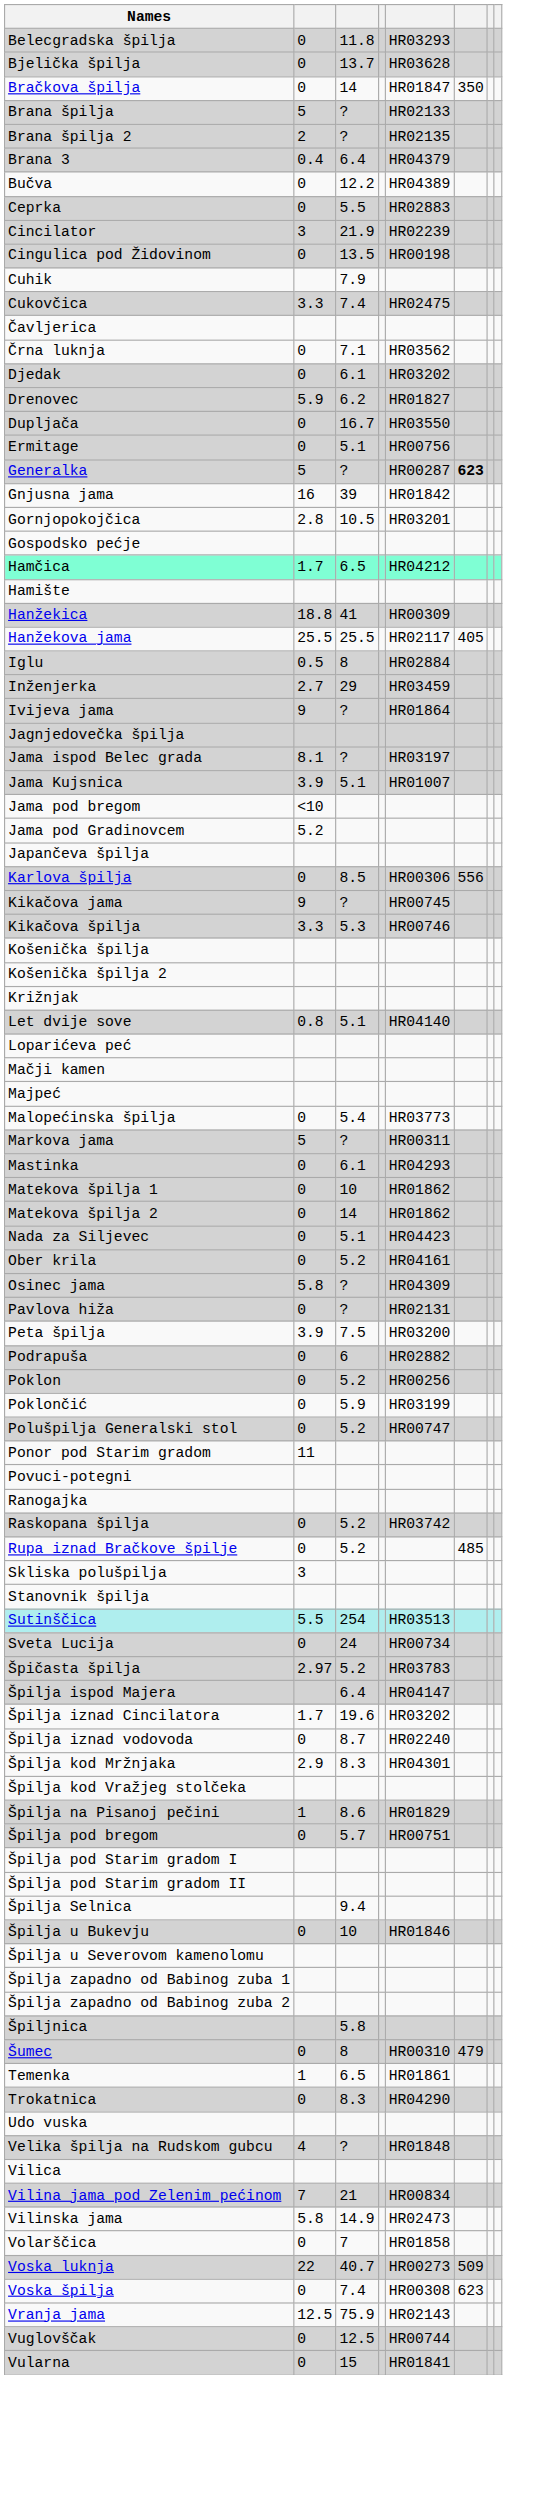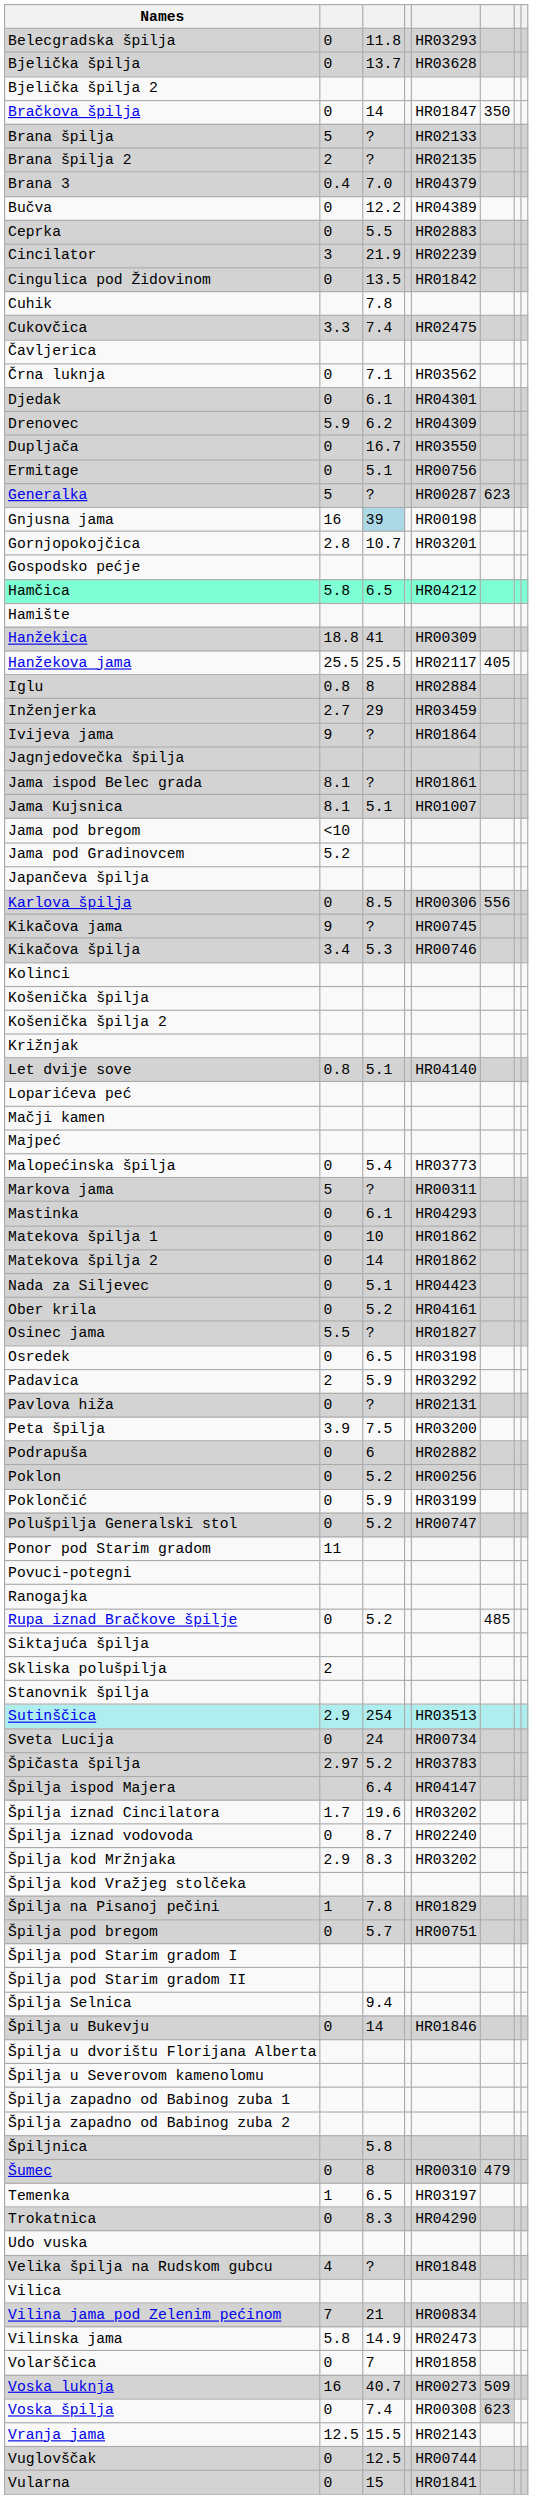+ row: (83, 88)
(353, 160) 6.4 -> (379, 184) 7.0
(420, 256) HR00198 -> (446, 280) HR01842
(353, 280) 7.9 -> (379, 304) 7.8
(420, 376) HR03202 -> (446, 400) HR04301
(420, 400) HR01827 -> (446, 424) HR04309
(471, 471) bold -> (497, 495) normal
(348, 495) no background -> (375, 519) lightblue background
(420, 495) HR01842 -> (446, 519) HR00198
(357, 519) 10.5 -> (384, 543) 10.7
(310, 567) 1.7 -> (337, 591) 5.8
(310, 663) 0.5 -> (337, 687) 0.8
(420, 759) HR03197 -> (446, 783) HR01861
(310, 783) 3.9 -> (337, 807) 8.1
(310, 926) 3.3 -> (337, 950) 3.4
+ row: (39, 974)
(310, 1285) 5.8 -> (337, 1333) 5.5
(420, 1285) HR04309 -> (446, 1333) HR01827
+ row: (39, 1357)
+ row: (43, 1381)
- row: (79, 1525)
+ row: (79, 1645)
(302, 1573) 3 -> (328, 1669) 2
(310, 1621) 5.5 -> (337, 1716) 2.9
(420, 1764) HR04301 -> (446, 1860) HR03202
(353, 1812) 8.6 -> (379, 1908) 7.8
(348, 1932) 10 -> (375, 2028) 14
+ row: (162, 2052)
(420, 2076) HR01861 -> (446, 2195) HR03197
(306, 2267) 22 -> (332, 2387) 16
(471, 2291) no background -> (497, 2411) lightgrey background
(357, 2315) 75.9 -> (384, 2435) 15.5
